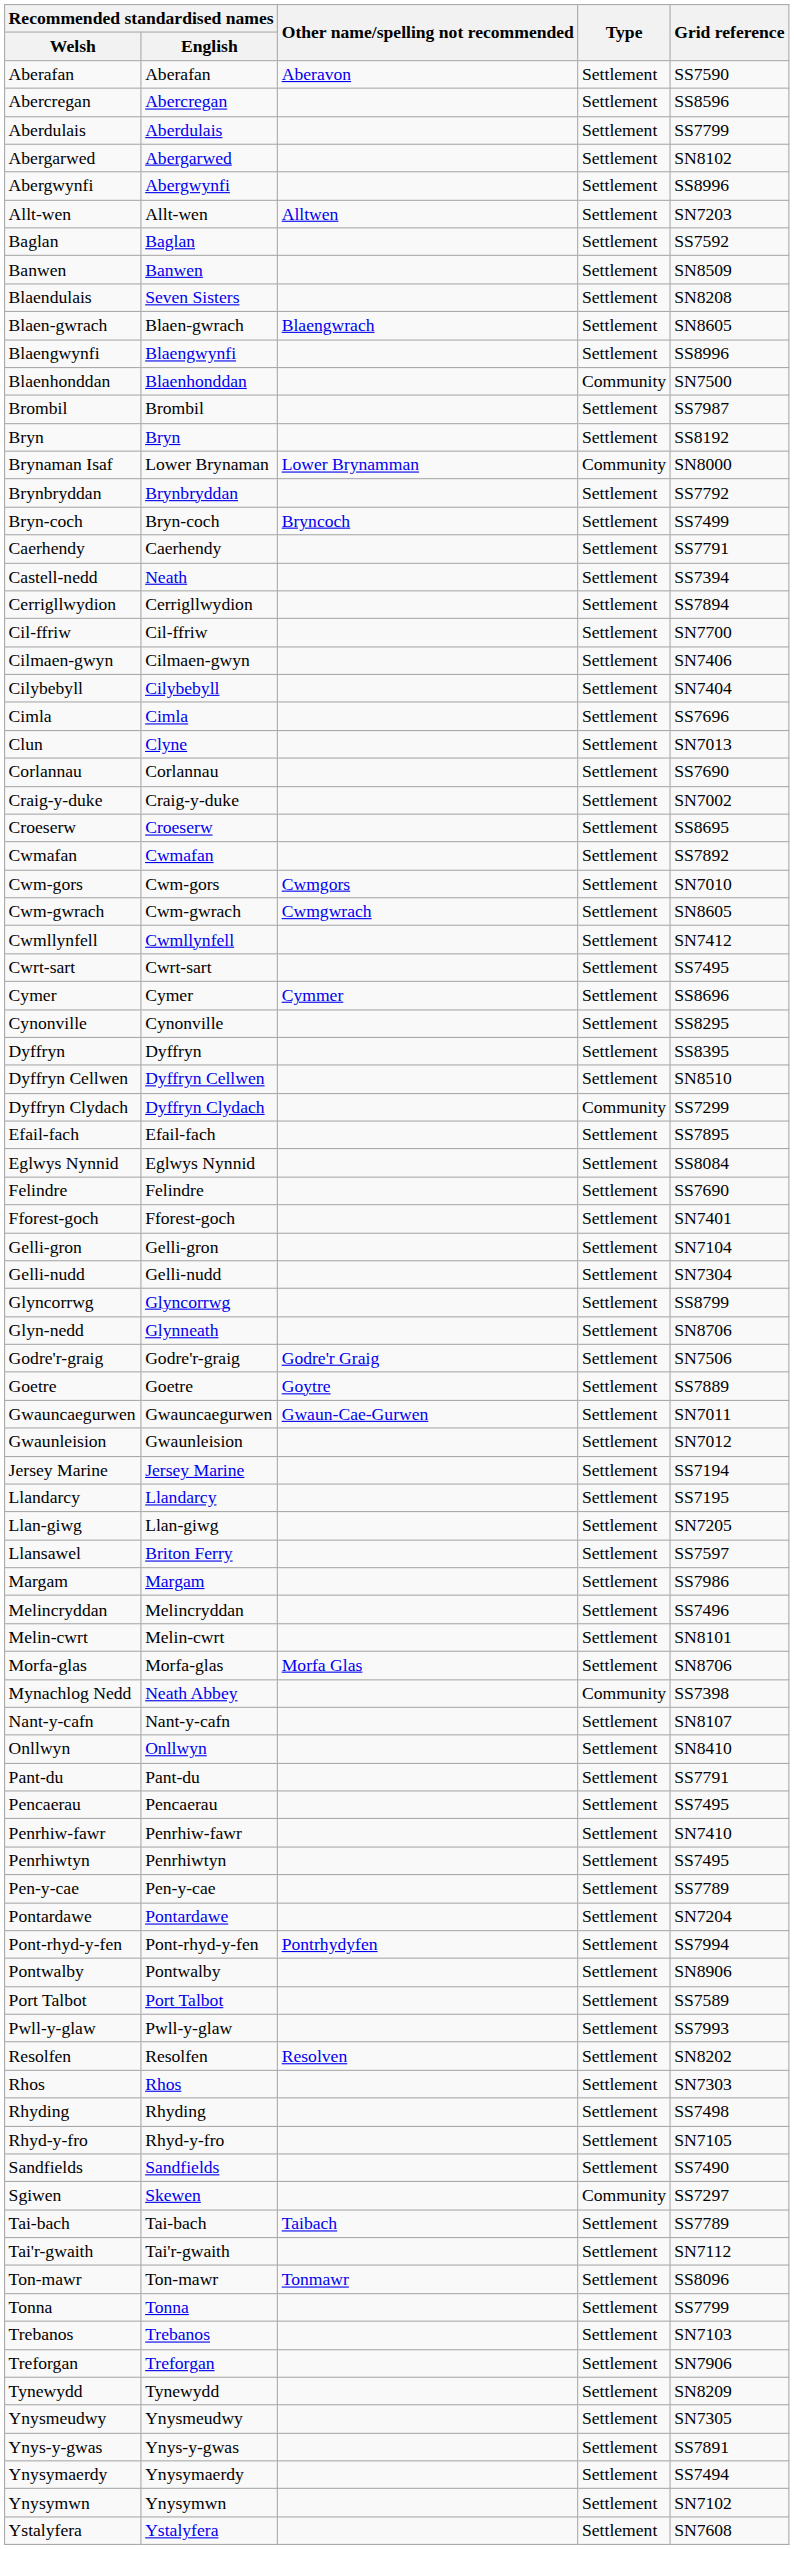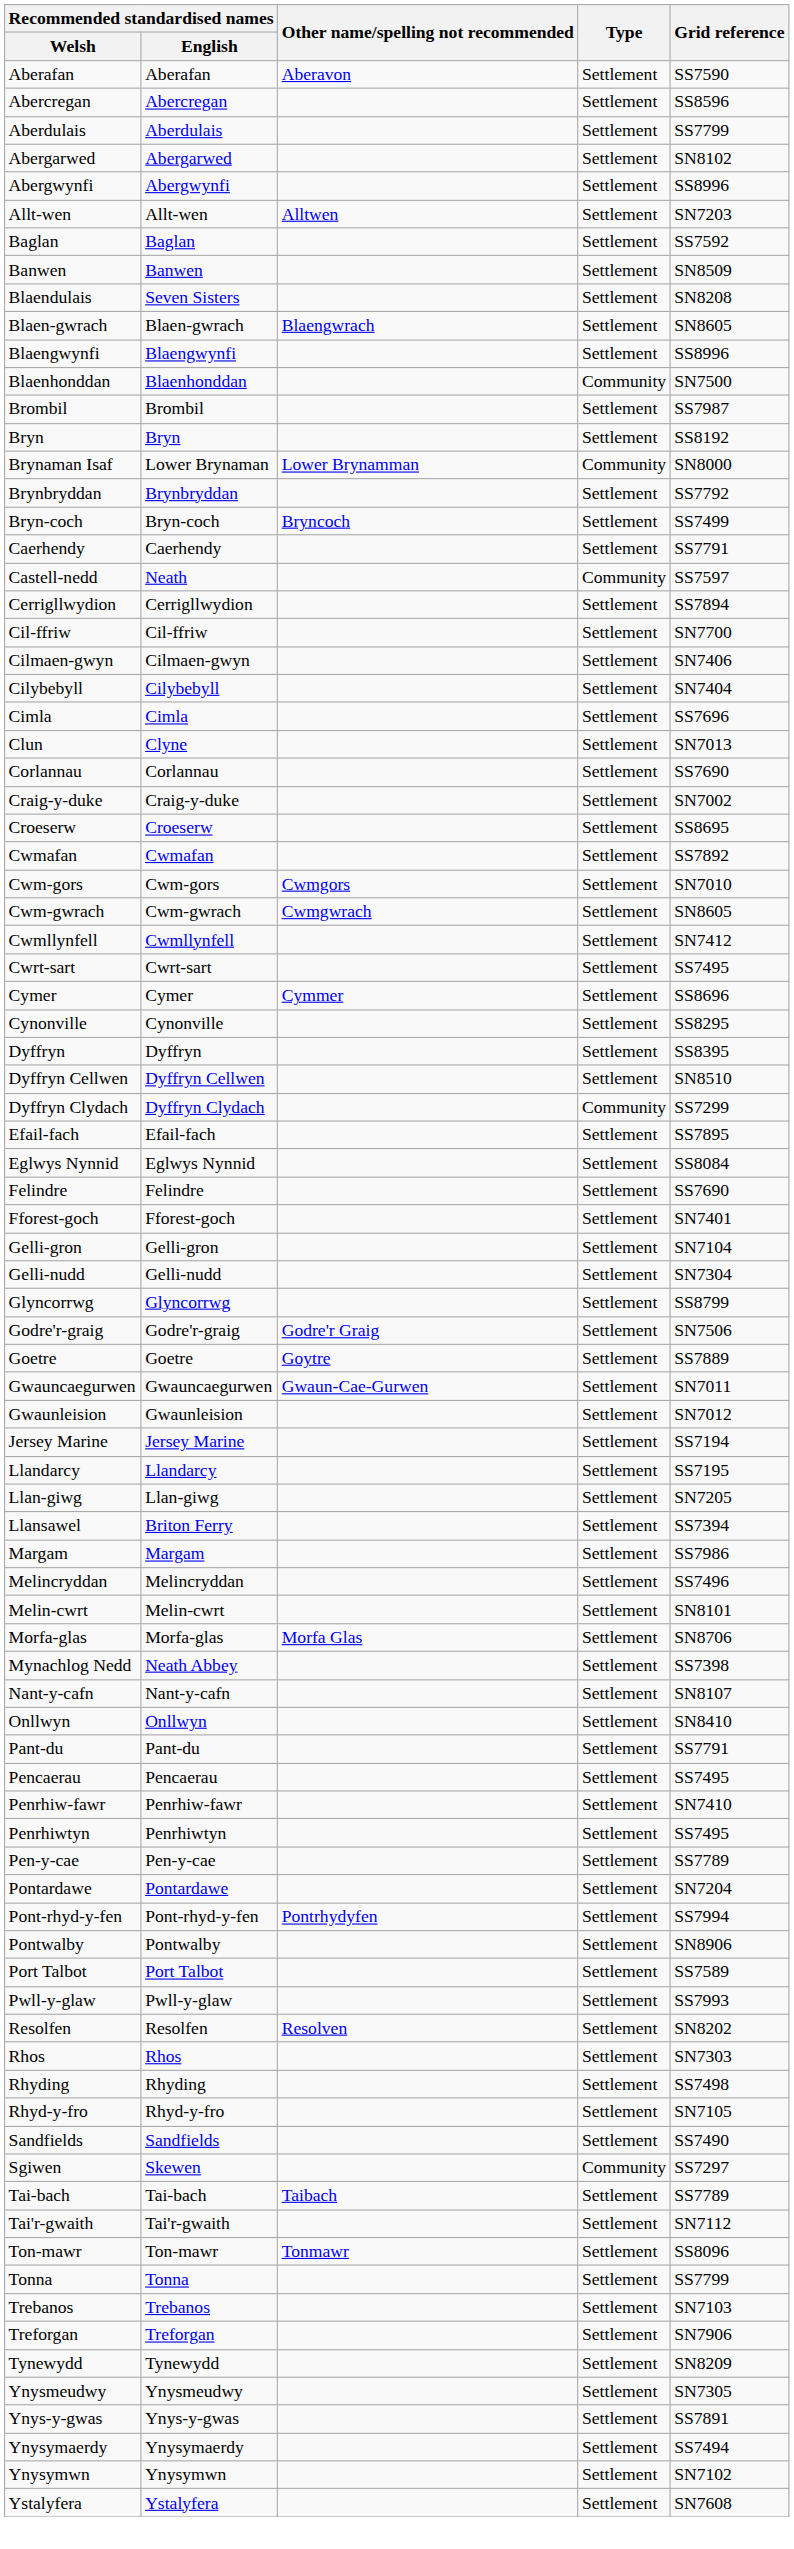(620, 576) Settlement -> (624, 576) Community
(702, 576) SS7394 -> (702, 576) SS7597
- row: (46, 1330)
(702, 1553) SS7597 -> (702, 1525) SS7394
(624, 1693) Community -> (620, 1665) Settlement
